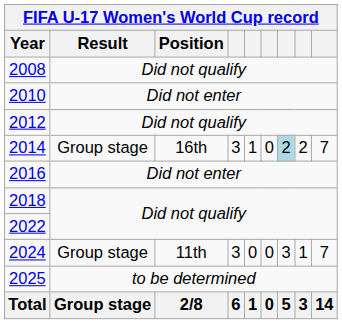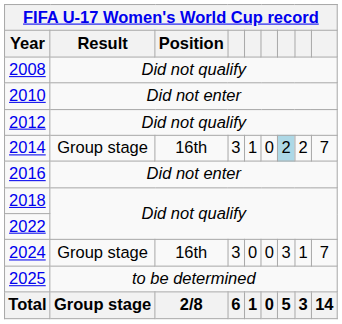(191, 252) 11th -> (191, 252) 16th
